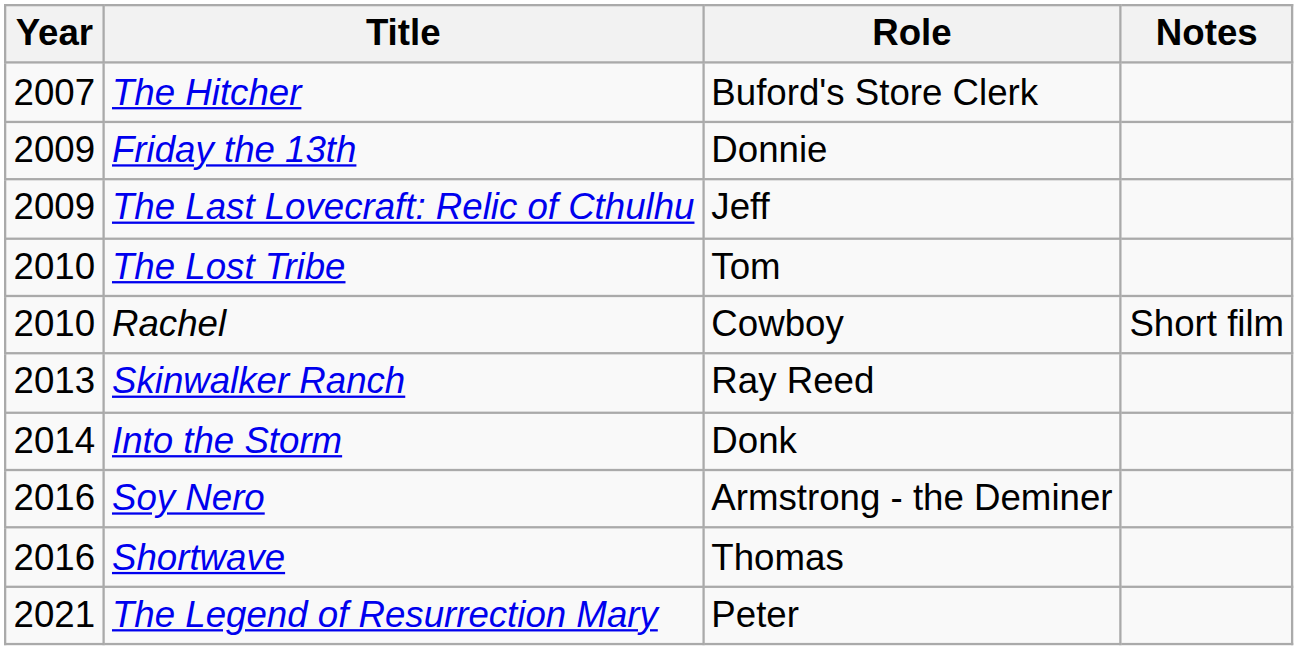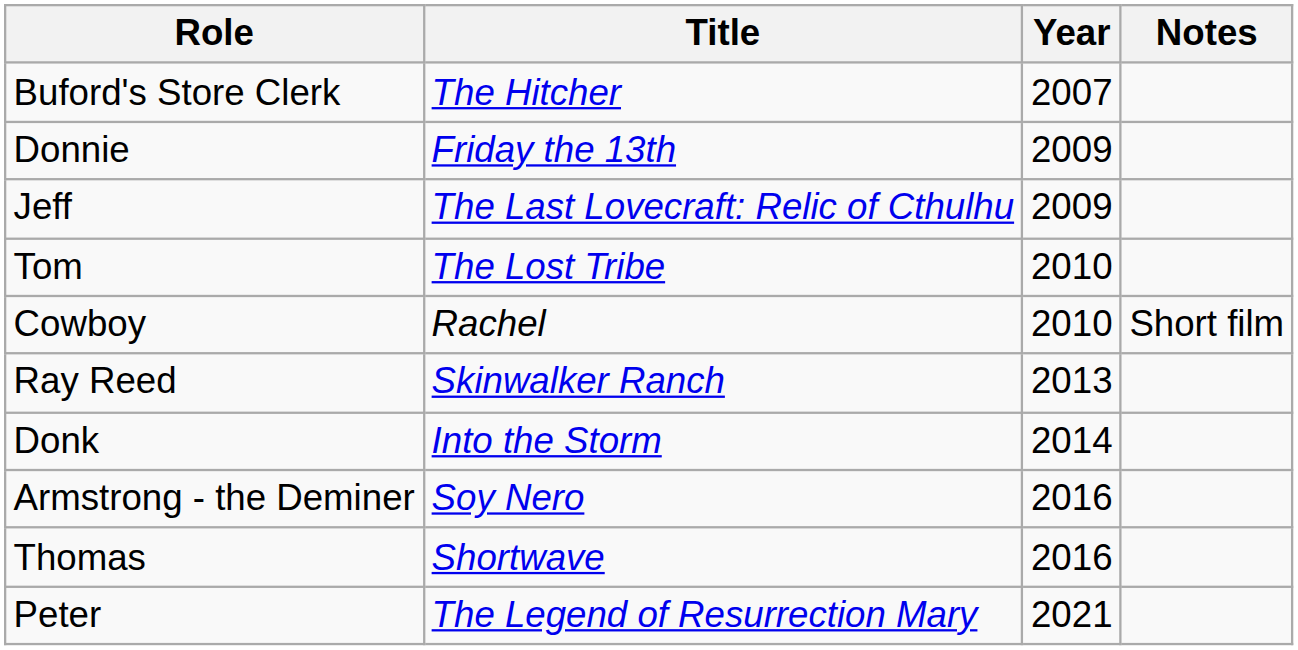columns swapped: (54, 33) <-> (912, 33)
